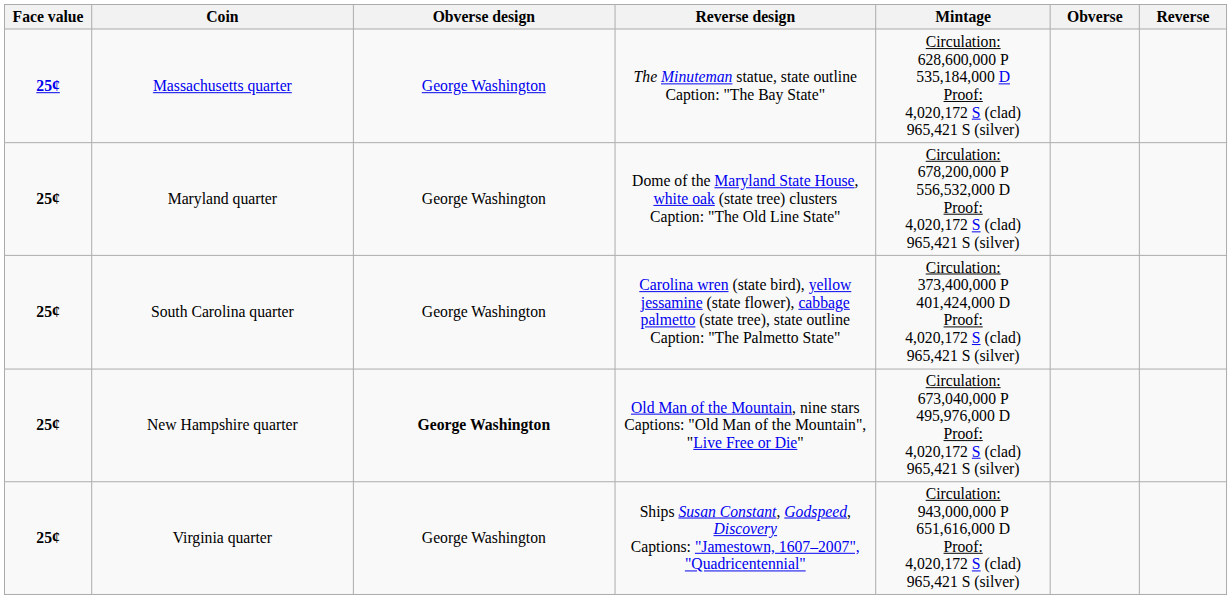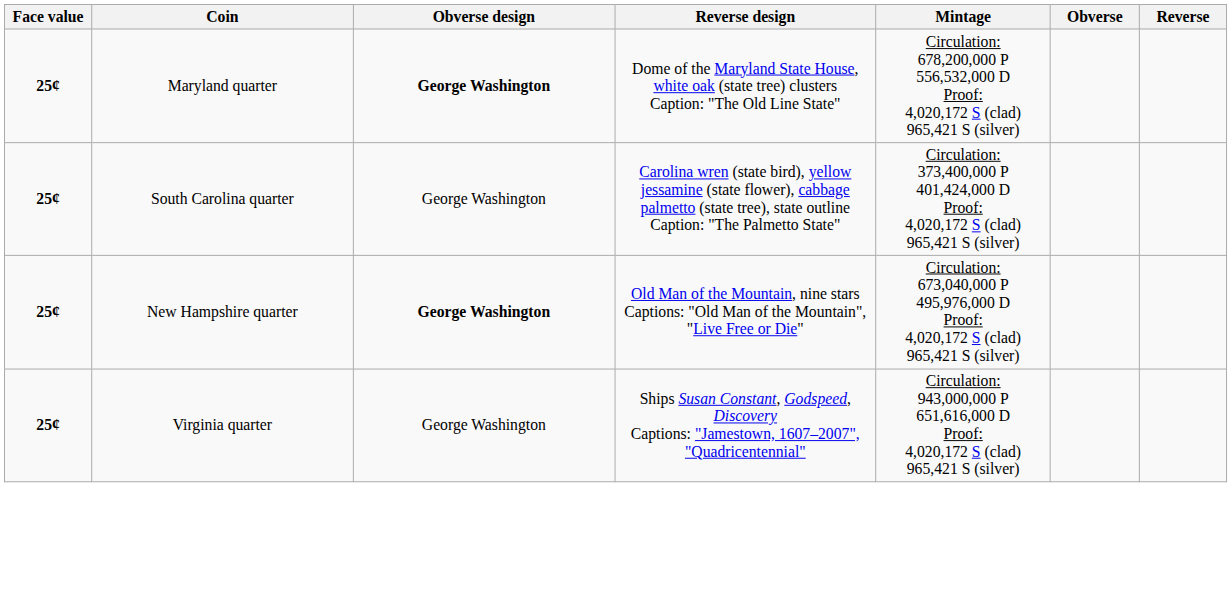- row: (222, 85)
(484, 198) normal -> (484, 85) bold
